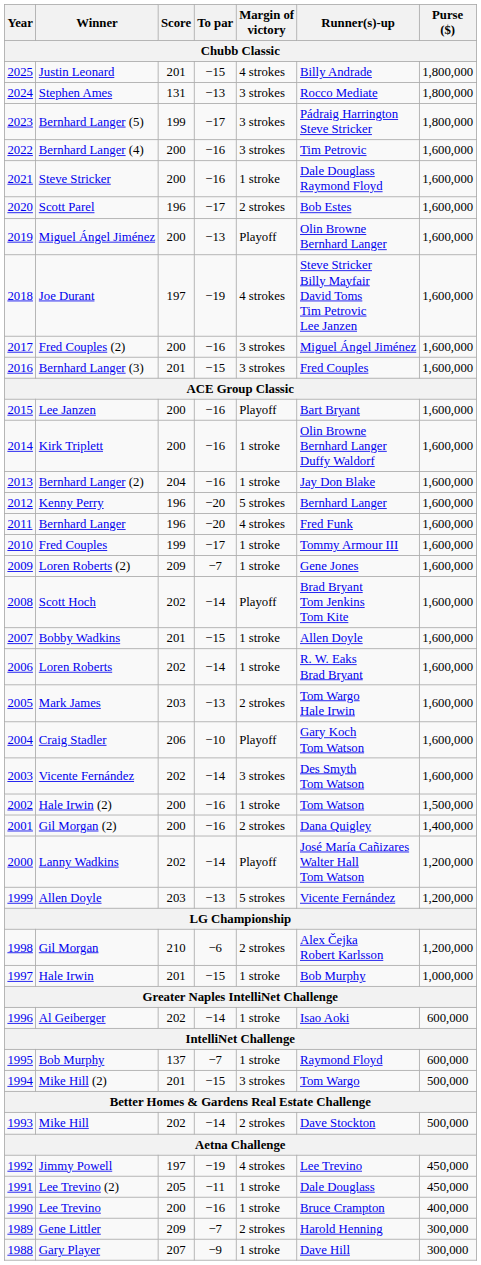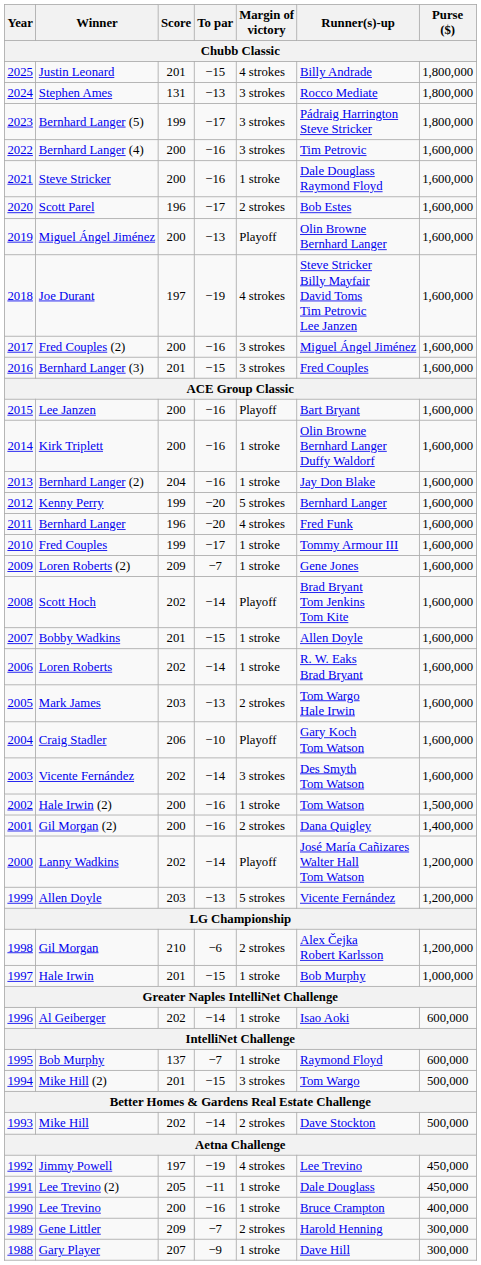(176, 503) 196 -> (176, 503) 199
